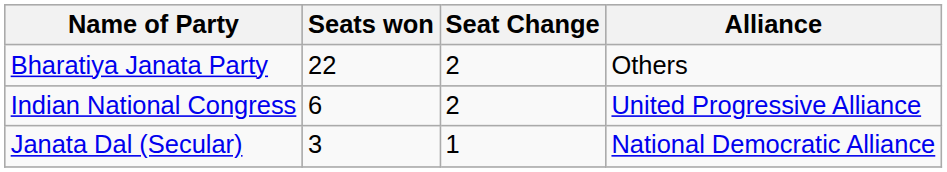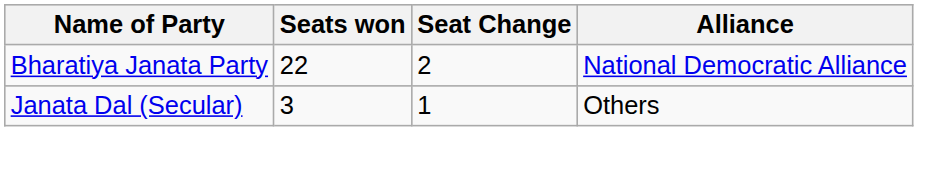(650, 65) Others -> (745, 65) National Democratic Alliance
- row: (153, 105)
(773, 145) National Democratic Alliance -> (621, 105) Others
